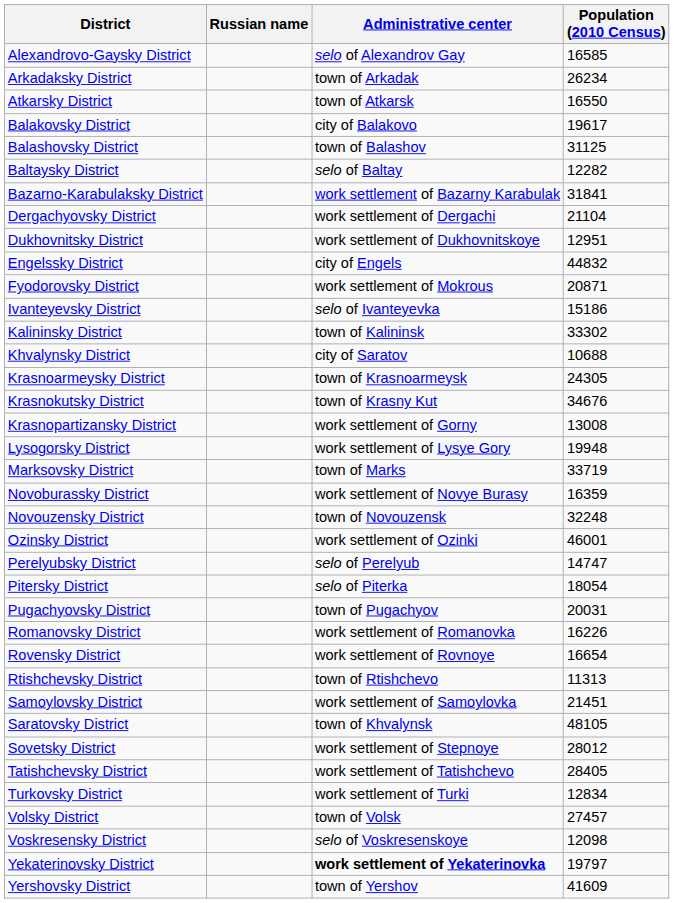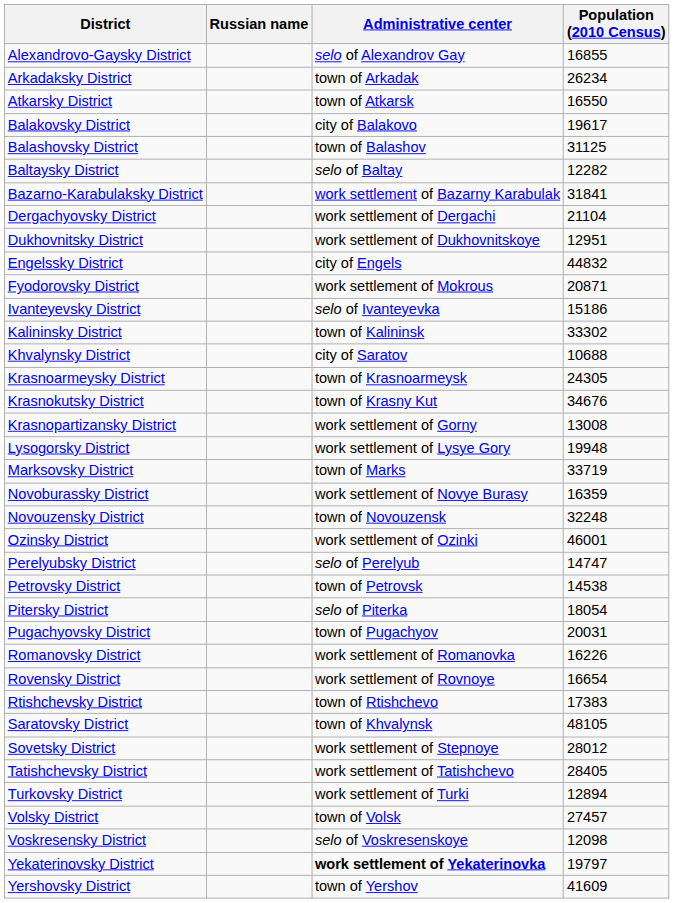(587, 55) 16585 -> (587, 55) 16855
+ row: (64, 586)
(587, 678) 11313 -> (587, 702) 17383
- row: (75, 702)
(587, 794) 12834 -> (587, 794) 12894
